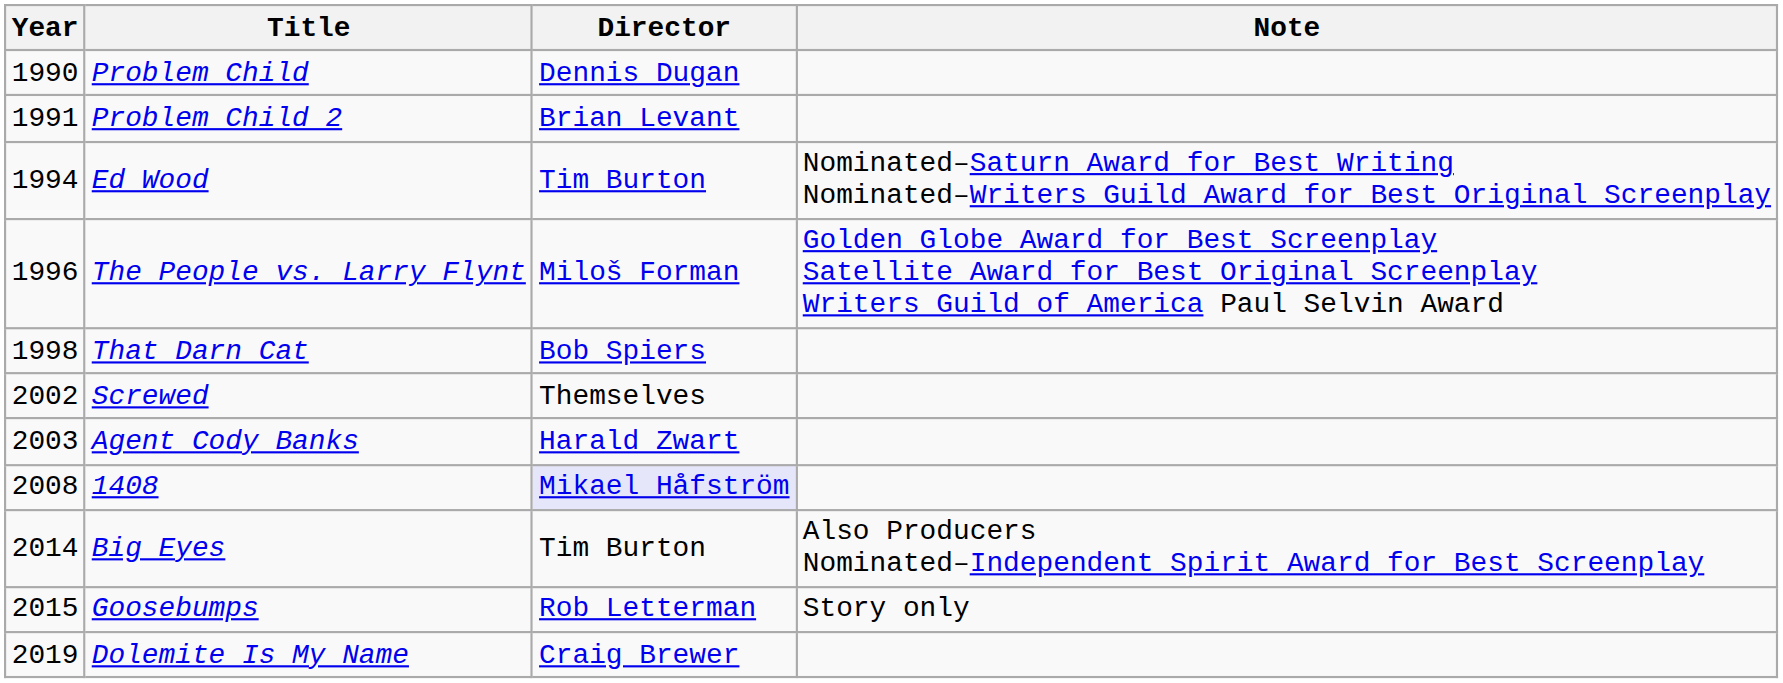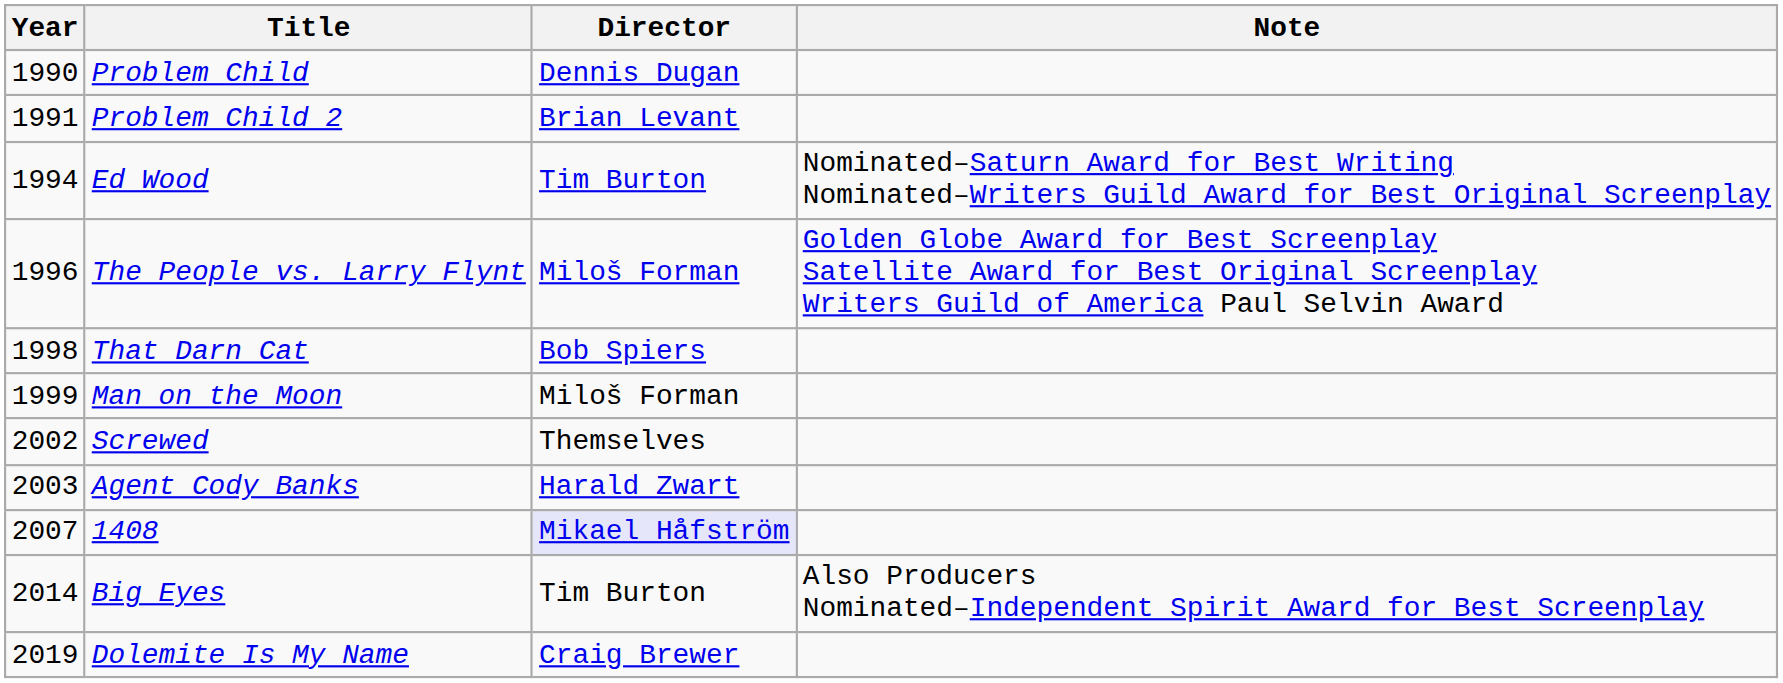+ row: (217, 396)
(45, 487) 2008 -> (45, 532) 2007
- row: (175, 610)
